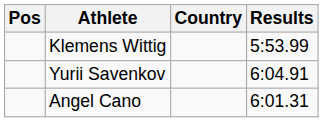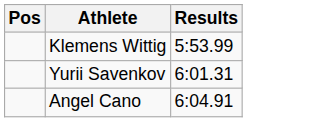- column: (208, 18)
(279, 74) 6:04.91 -> (204, 74) 6:01.31
(279, 102) 6:01.31 -> (204, 102) 6:04.91
